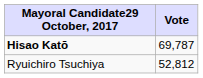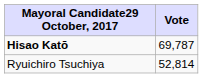(176, 63) 52,812 -> (176, 63) 52,814
